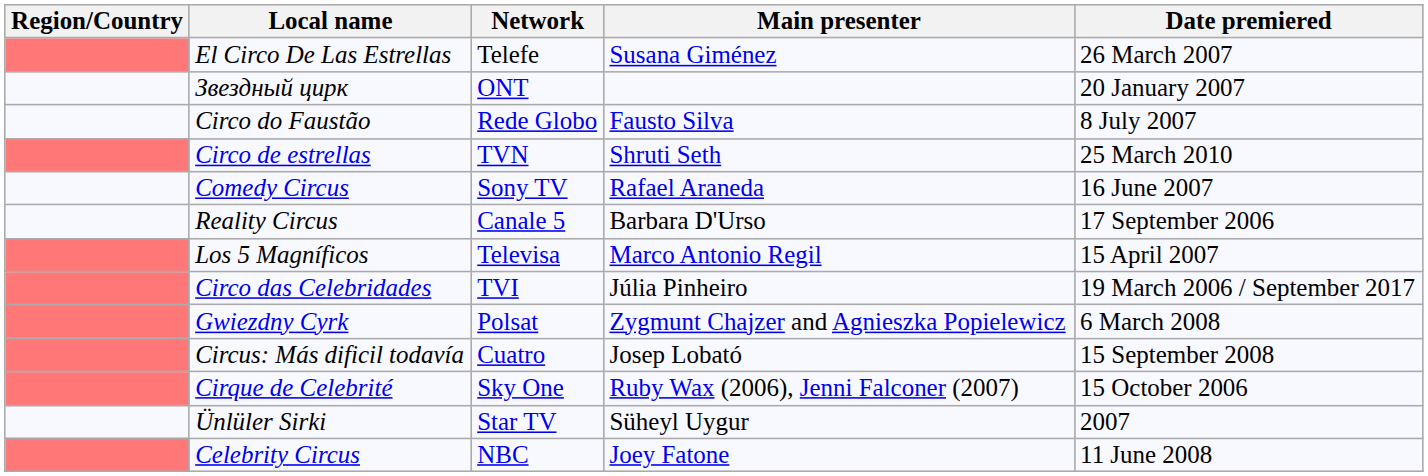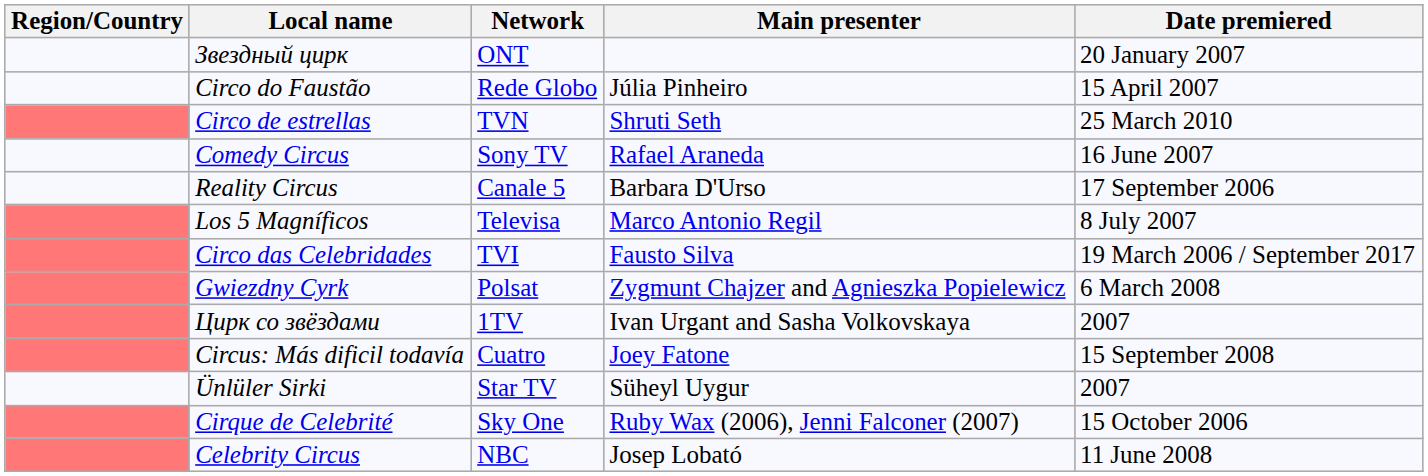- row: (323, 54)
(672, 121) Fausto Silva -> (678, 87) Júlia Pinheiro
(1138, 121) 8 July 2007 -> (1149, 87) 15 April 2007
(1149, 254) 15 April 2007 -> (1138, 221) 8 July 2007
(678, 287) Júlia Pinheiro -> (672, 254) Fausto Silva
+ row: (288, 321)
(676, 354) Josep Lobató -> (669, 354) Joey Fatone
rows swapped: (261, 421) <-> (294, 387)
(669, 454) Joey Fatone -> (676, 454) Josep Lobató
